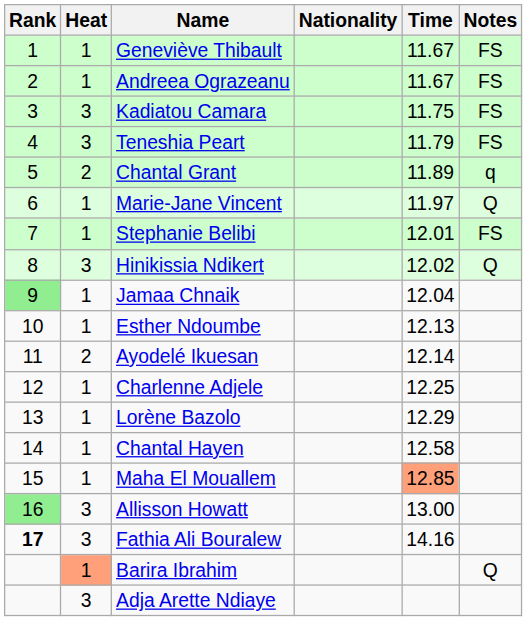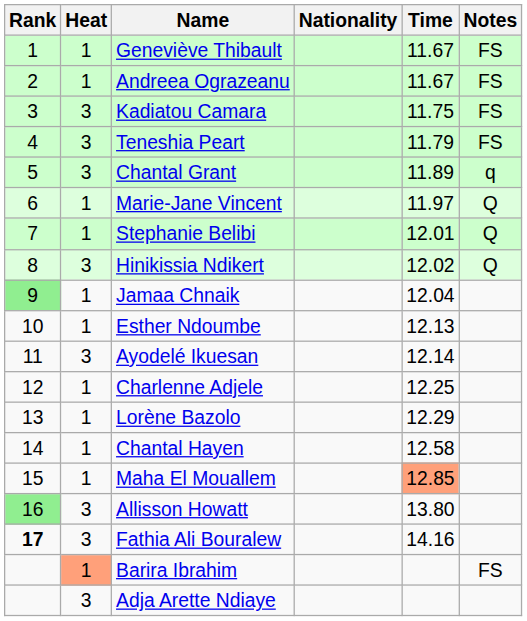(86, 173) 2 -> (86, 173) 3
(490, 234) FS -> (490, 234) Q
(86, 356) 2 -> (86, 356) 3
(430, 509) 13.00 -> (430, 509) 13.80
(490, 570) Q -> (490, 570) FS
